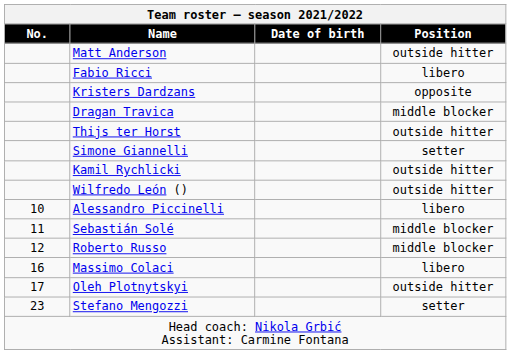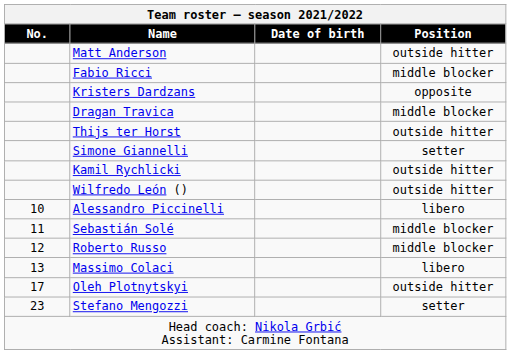(443, 73) libero -> (443, 73) middle blocker
(37, 268) 16 -> (37, 268) 13
